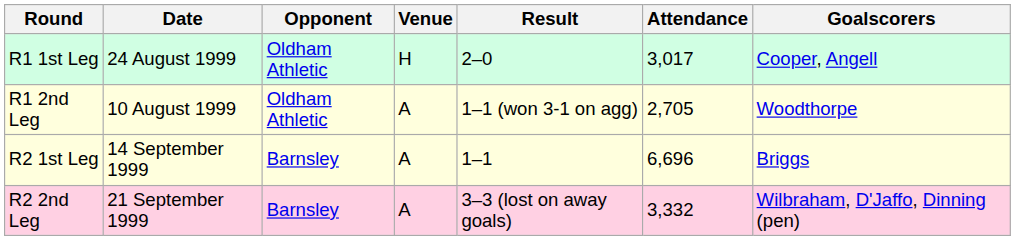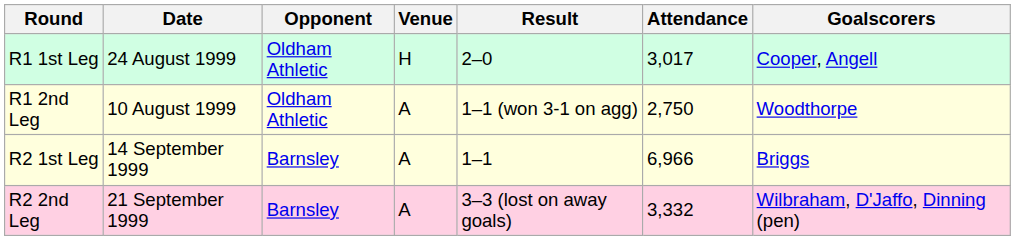(670, 109) 2,705 -> (670, 109) 2,750
(670, 159) 6,696 -> (670, 159) 6,966
